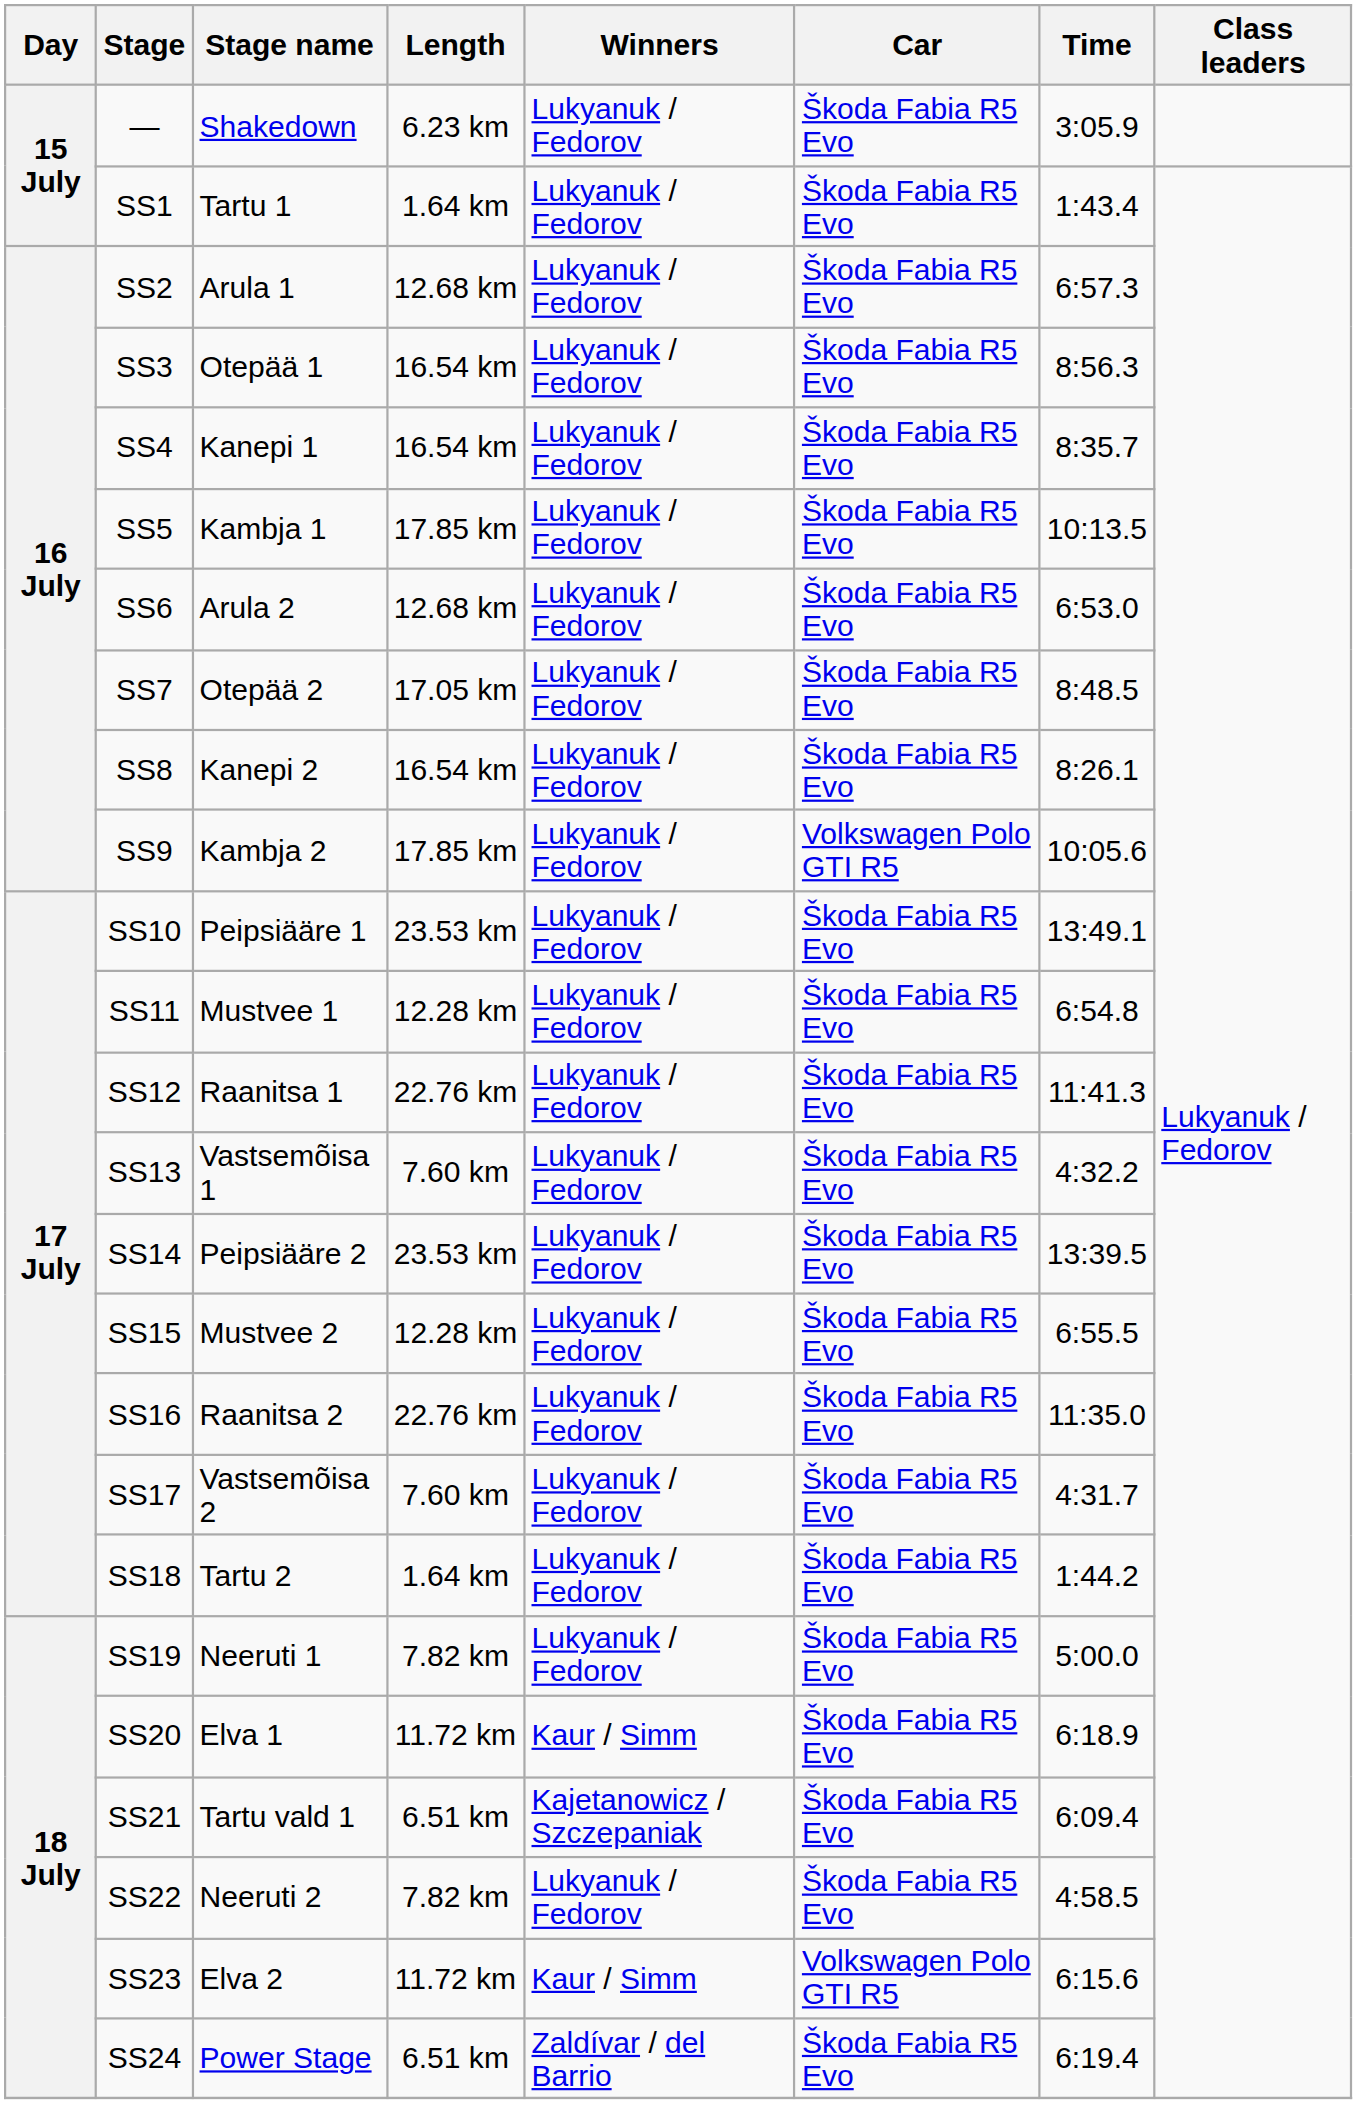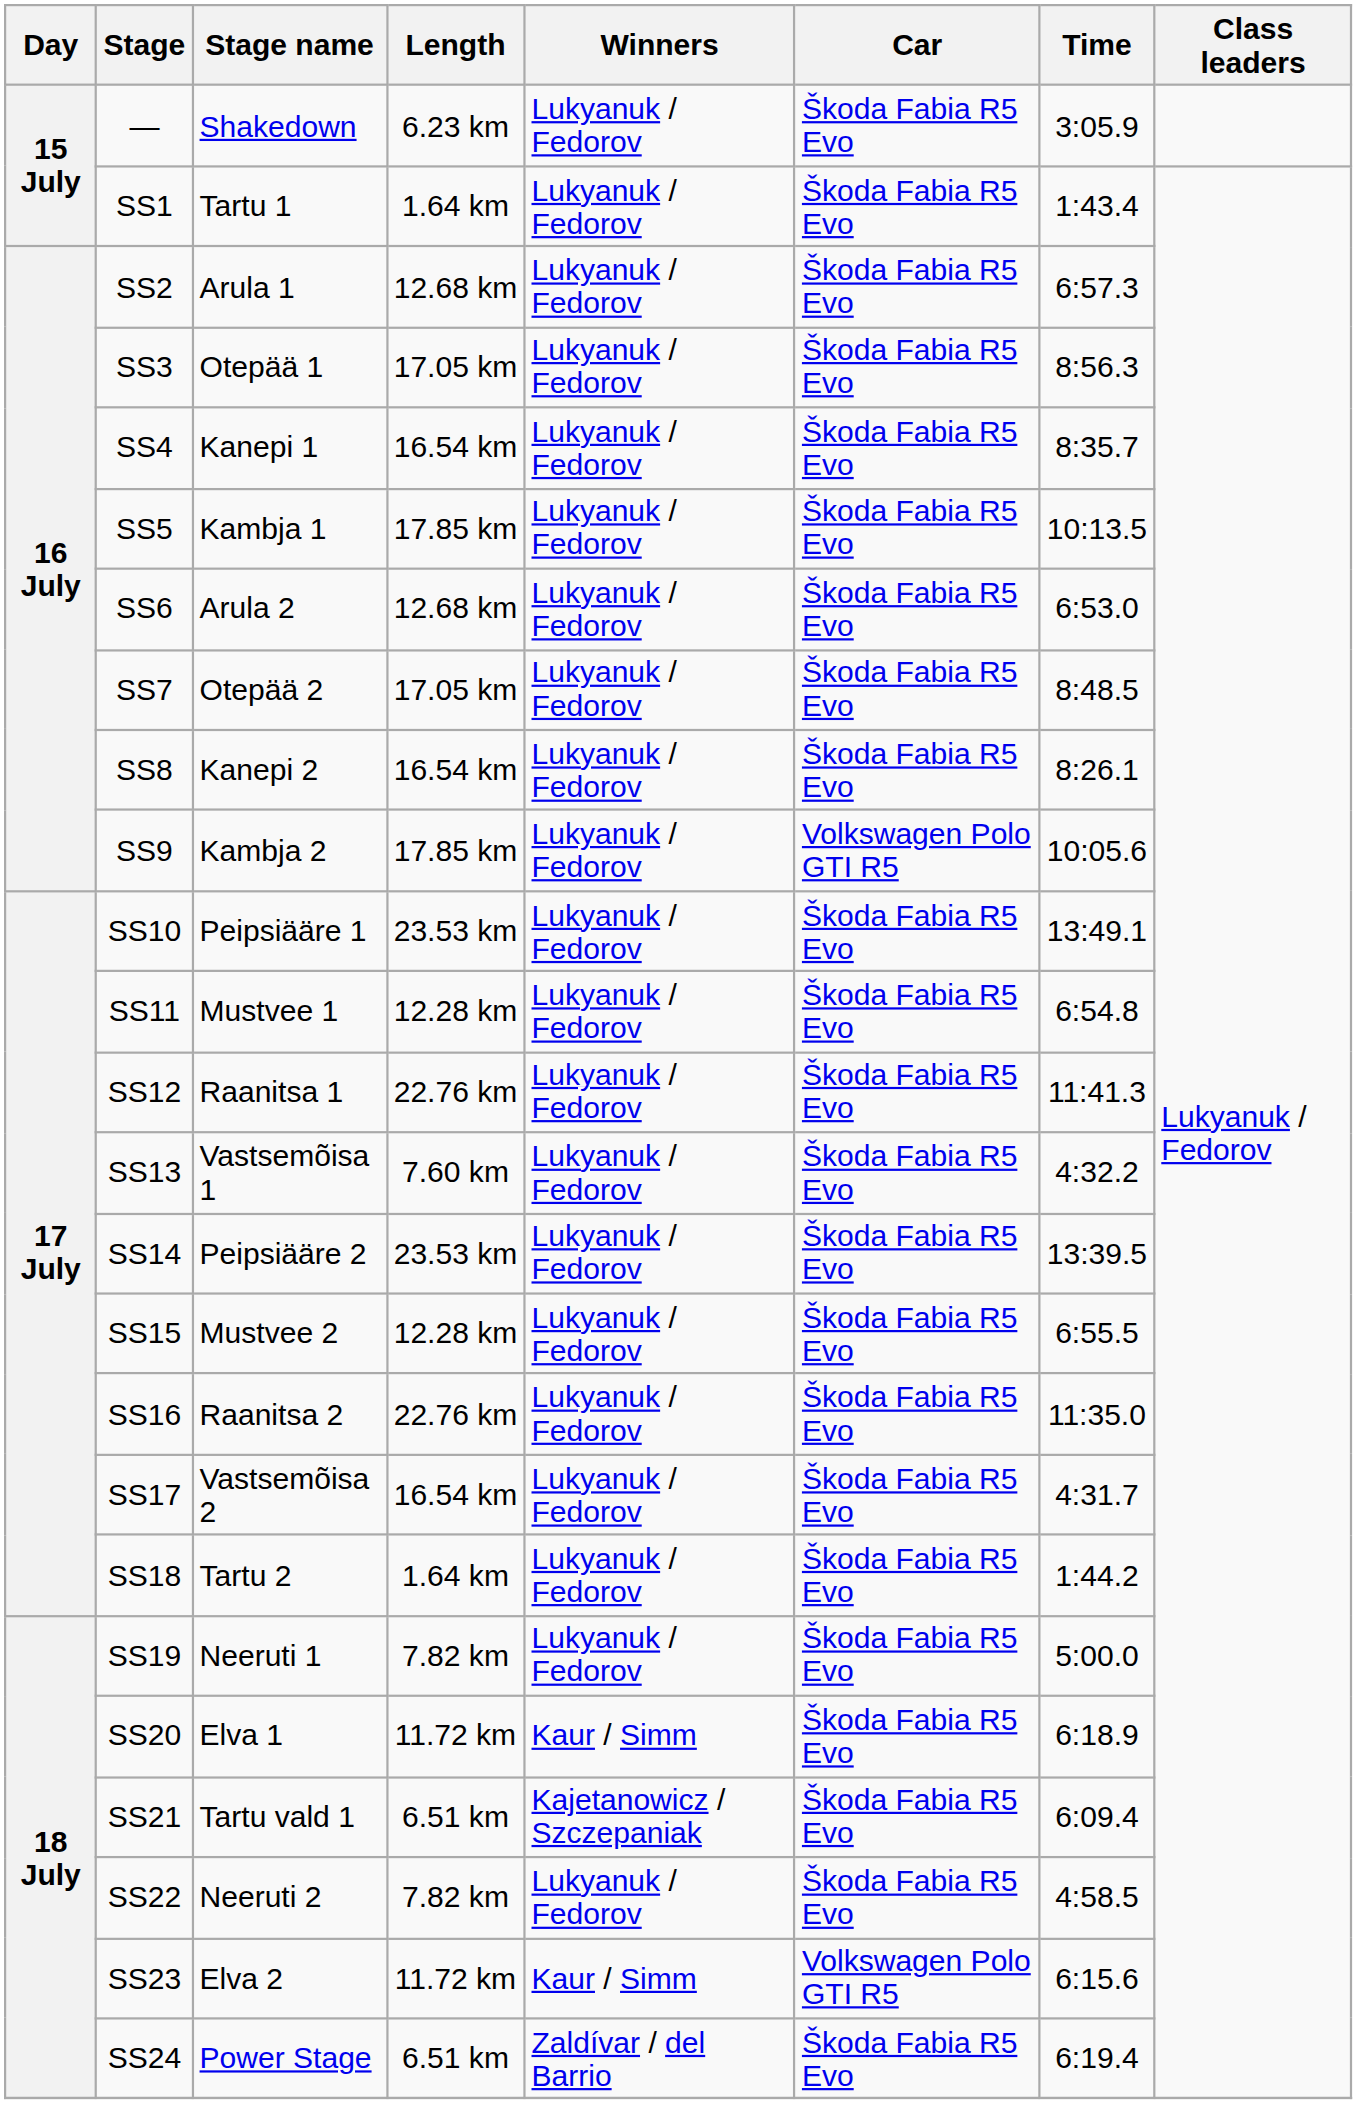(455, 367) 16.54 km -> (455, 367) 17.05 km
(455, 1494) 7.60 km -> (455, 1494) 16.54 km
